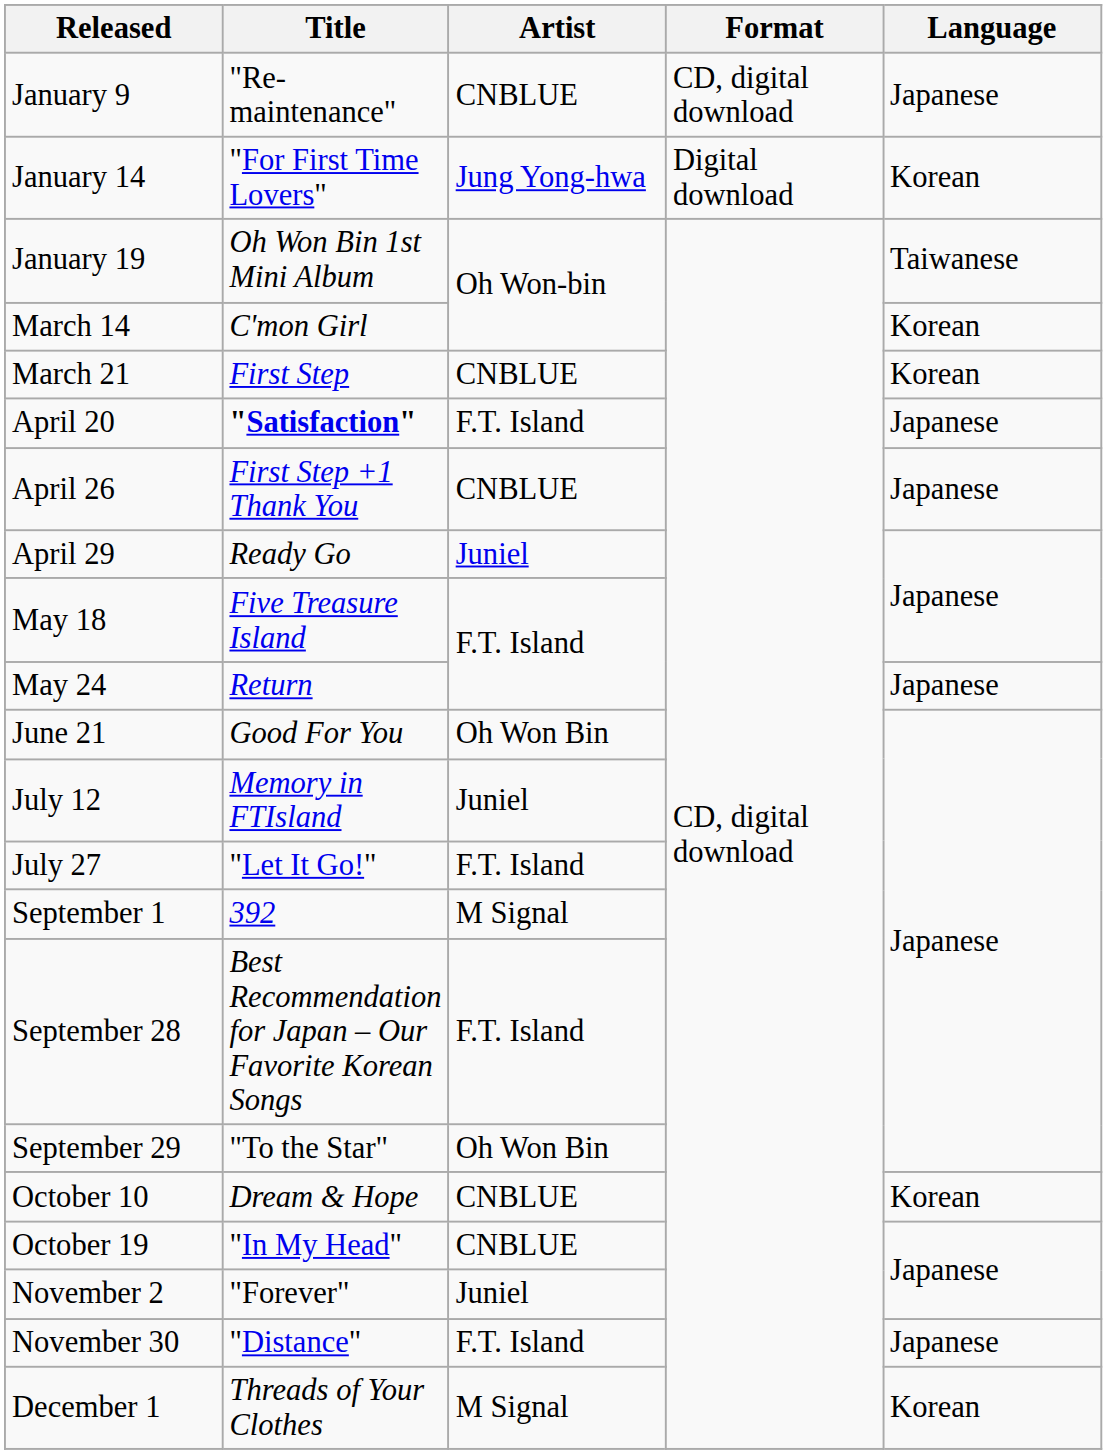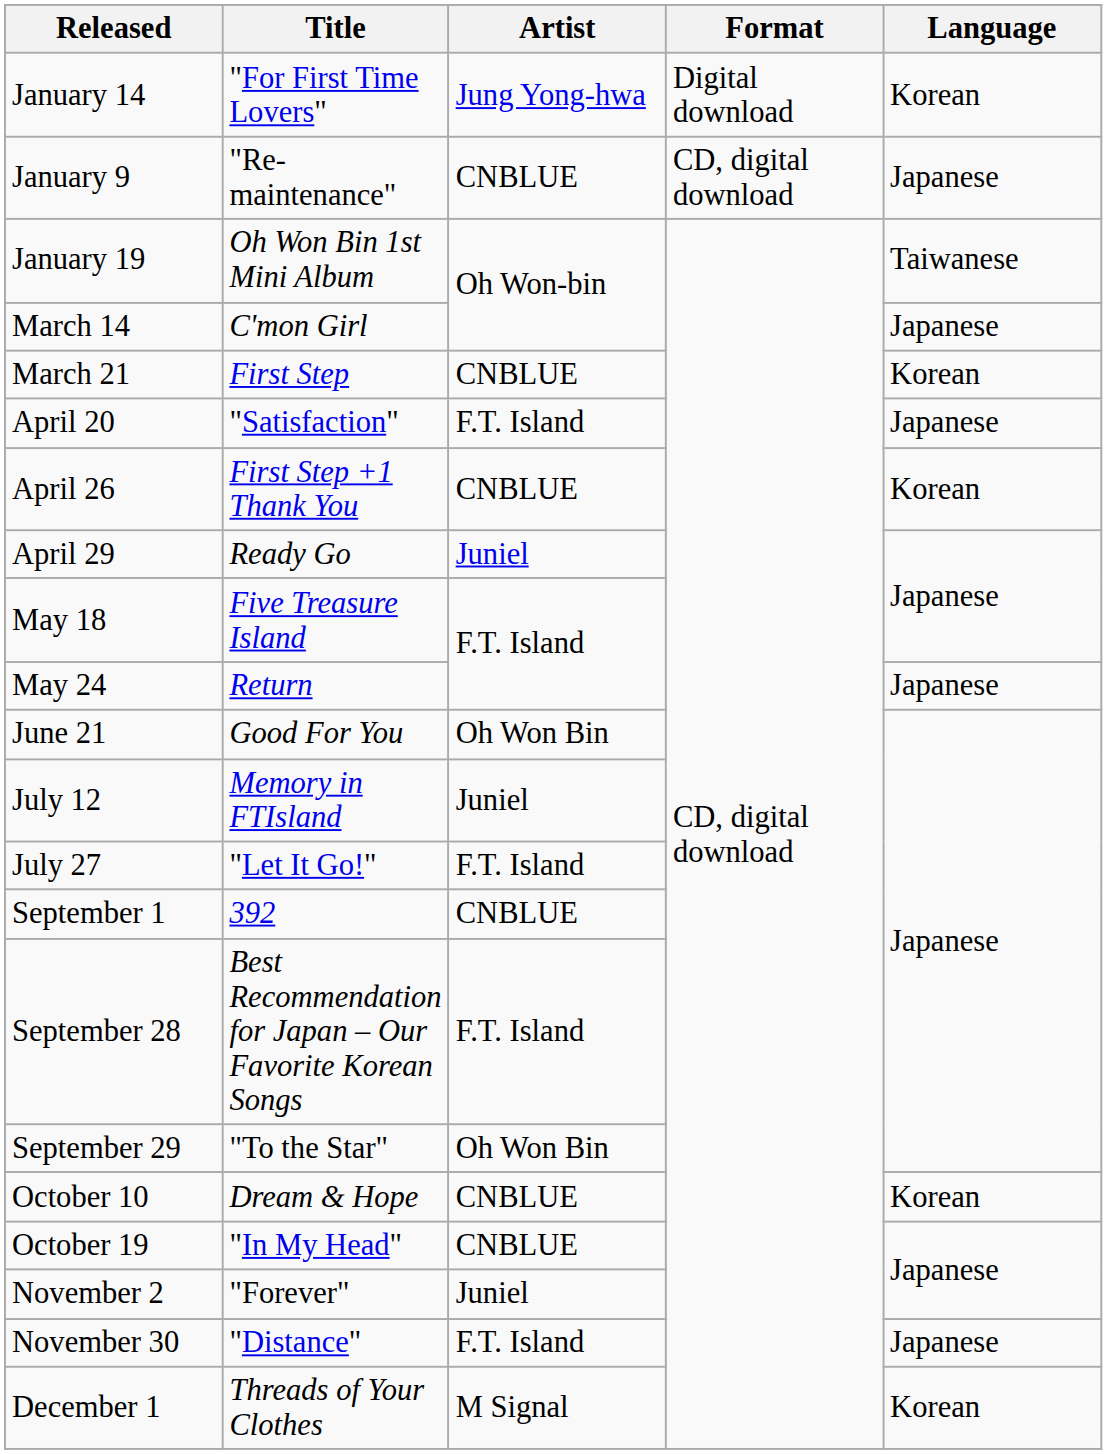rows swapped: (71, 94) <-> (79, 177)
(935, 325) Korean -> (944, 325) Japanese
(323, 422) bold -> (314, 422) normal
(944, 488) Japanese -> (935, 488) Korean
(512, 913) M Signal -> (517, 913) CNBLUE
